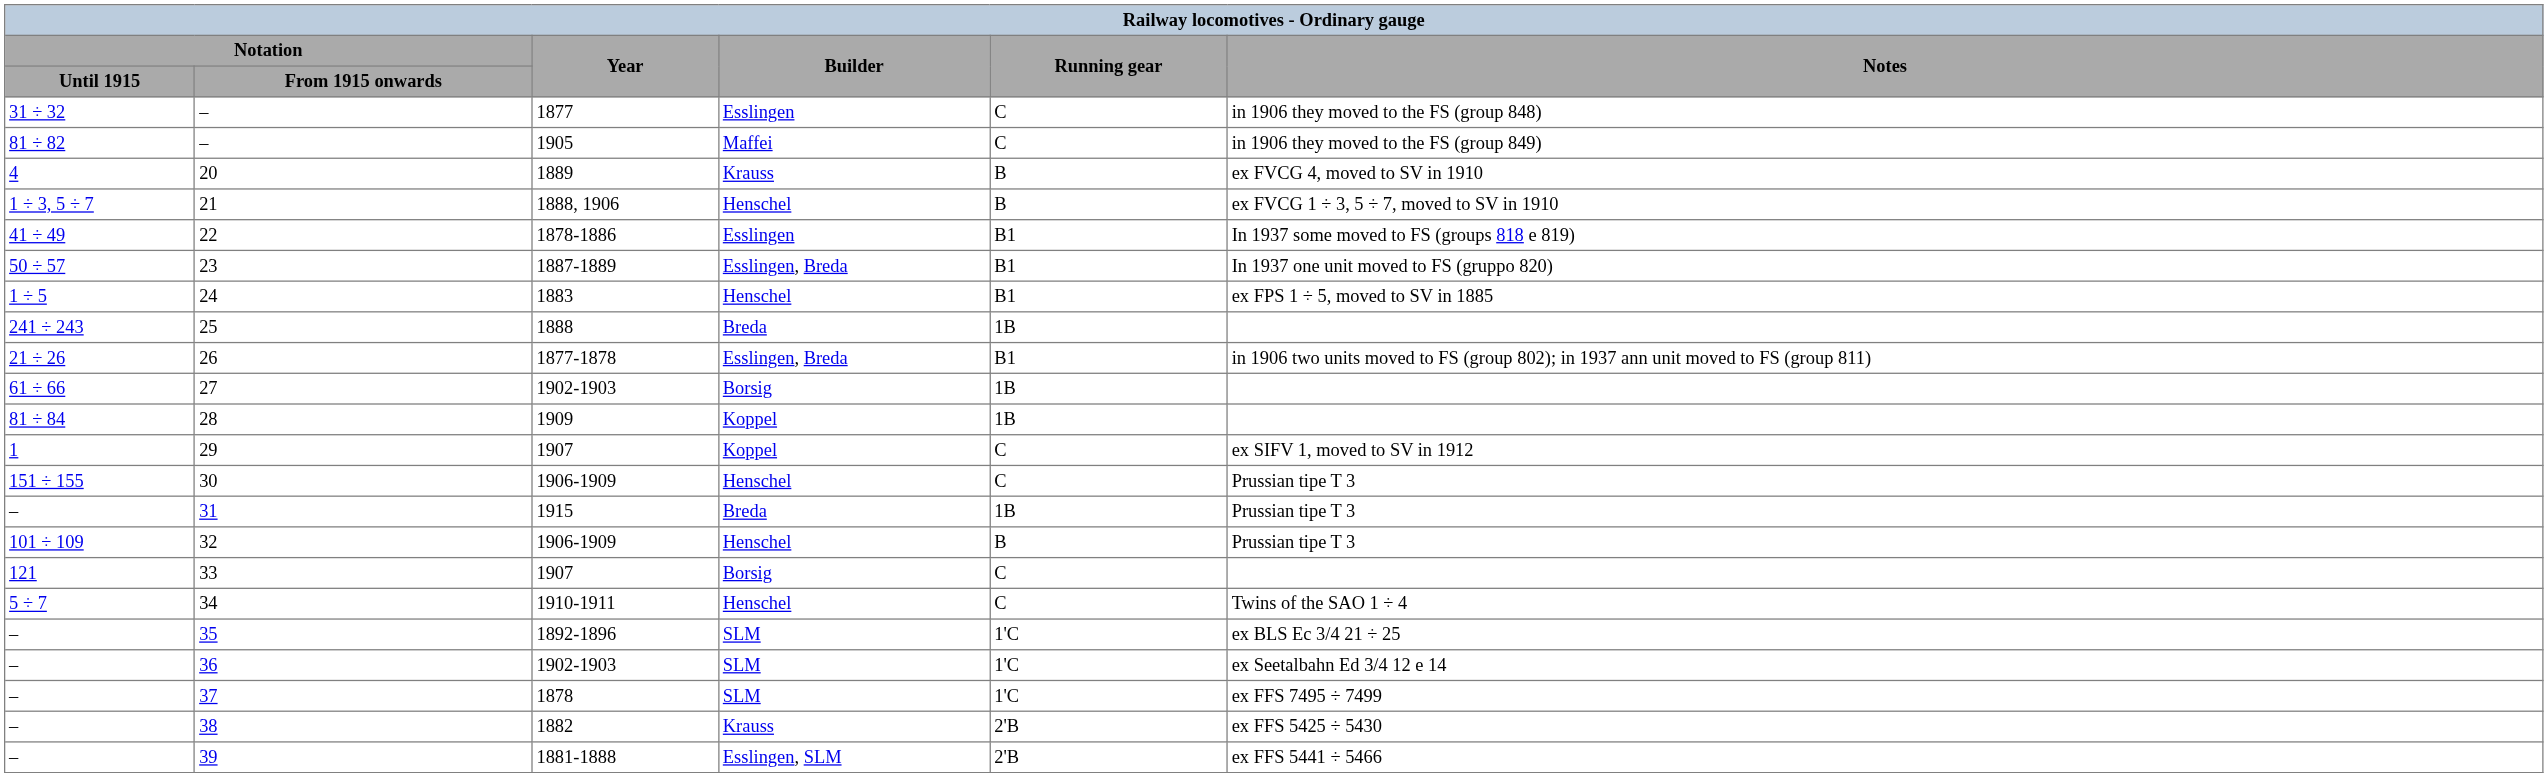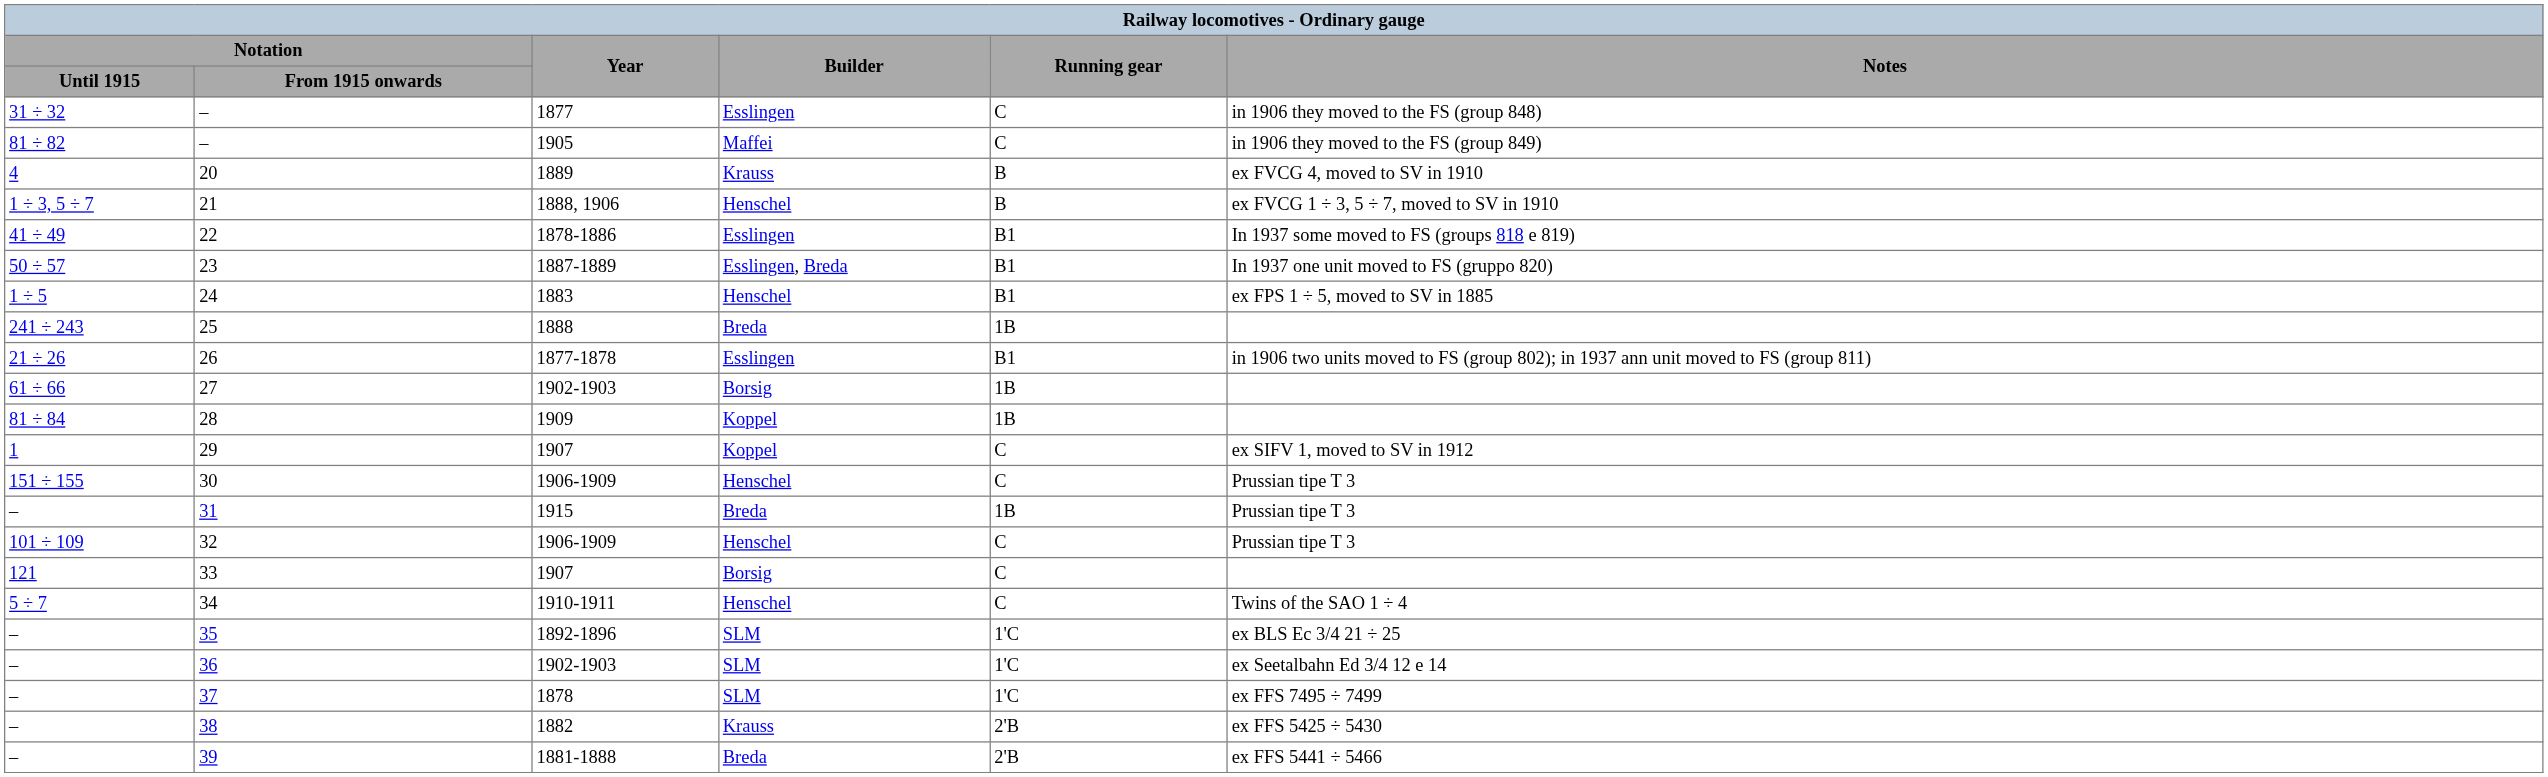(785, 357) Esslingen, Breda -> (759, 357) Esslingen
(1000, 542) B -> (1000, 542) C
(782, 757) Esslingen, SLM -> (745, 757) Breda
